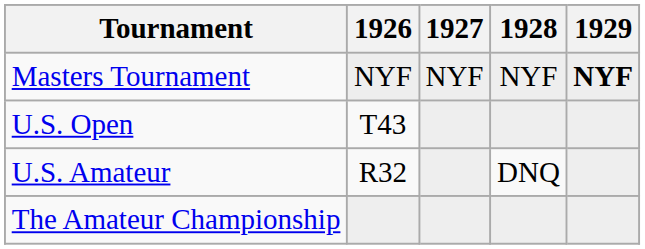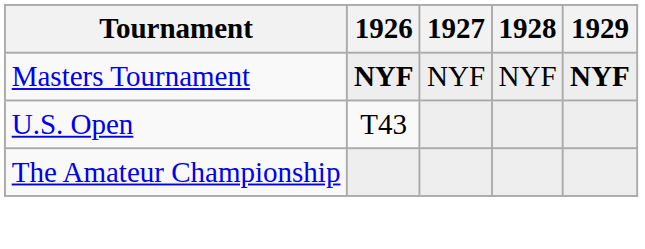(383, 76) normal -> (384, 76) bold
- row: (91, 172)
